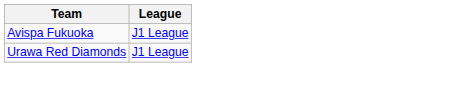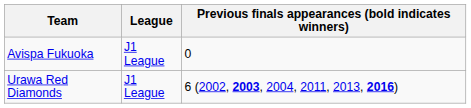+ column: (324, 20)
